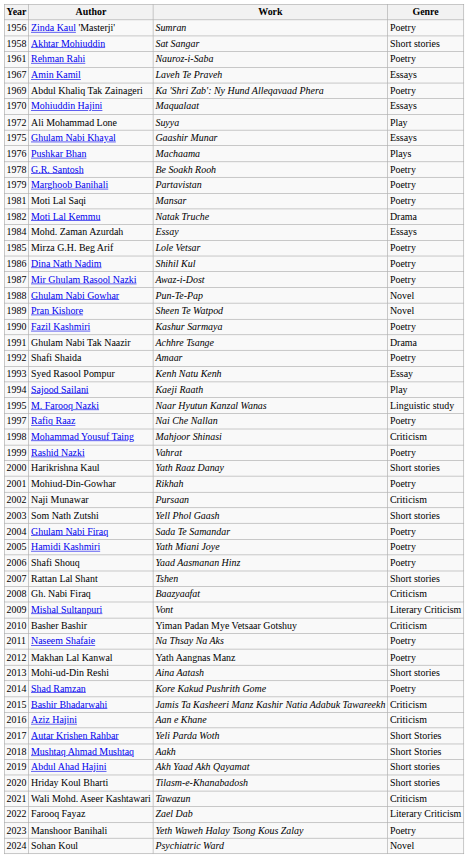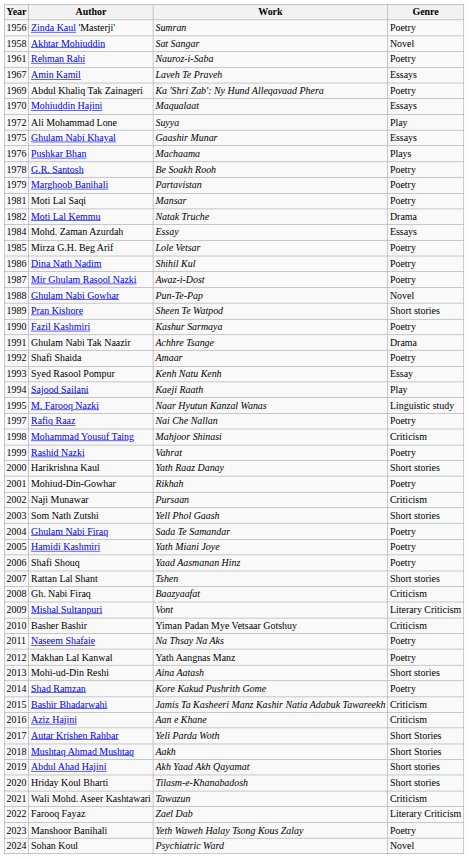(415, 43) Short stories -> (402, 43) Novel
(402, 311) Novel -> (415, 311) Short stories
